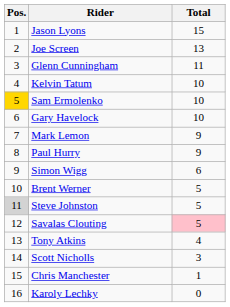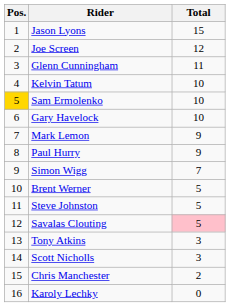(199, 48) 13 -> (199, 48) 12
(199, 170) 6 -> (199, 170) 7
(17, 205) lightgrey background -> (17, 205) no background
(199, 240) 4 -> (199, 240) 3
(199, 275) 1 -> (199, 275) 2
